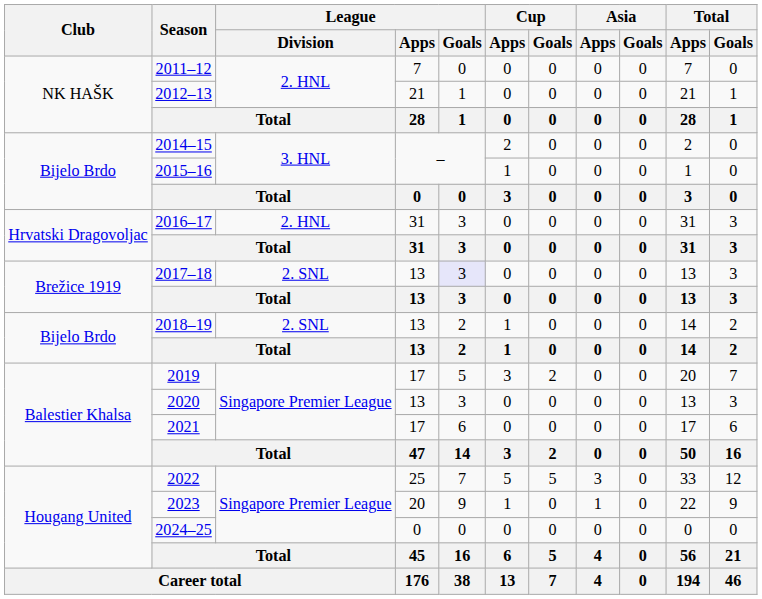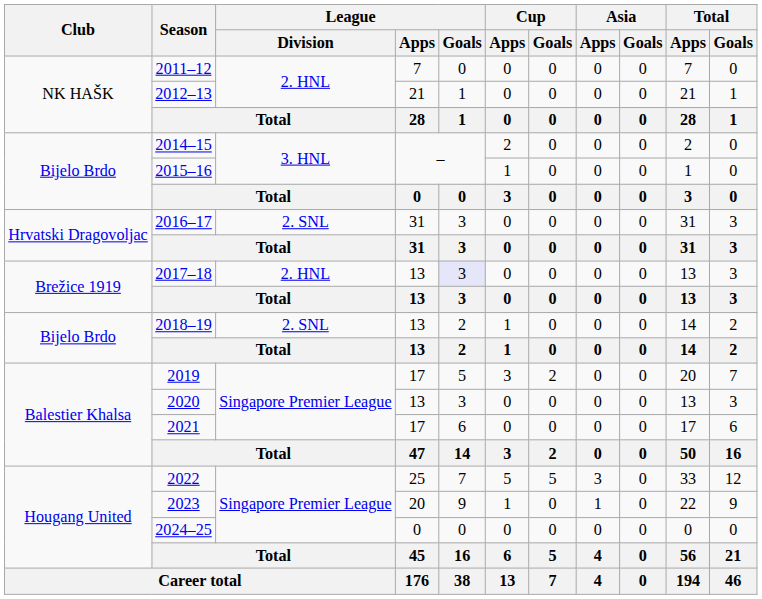(305, 222) 2. HNL -> (305, 222) 2. SNL
(305, 273) 2. SNL -> (305, 273) 2. HNL
